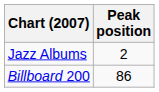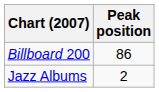rows swapped: (49, 76) <-> (47, 53)
